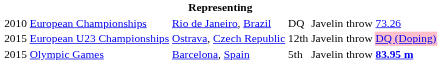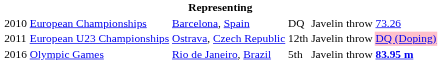(222, 23) Rio de Janeiro, Brazil -> (211, 23) Barcelona, Spain
(15, 38) 2015 -> (15, 38) 2011
(15, 54) 2015 -> (15, 54) 2016
(211, 54) Barcelona, Spain -> (222, 54) Rio de Janeiro, Brazil
